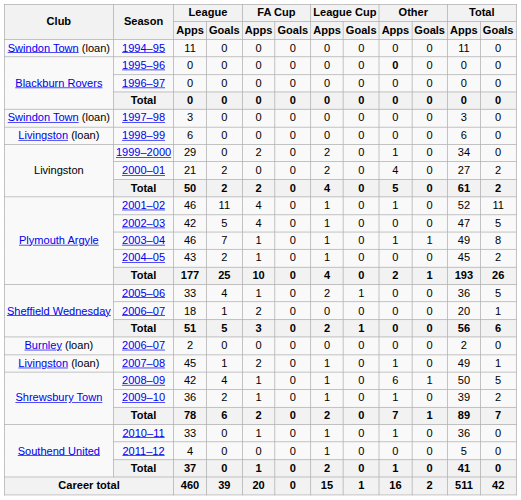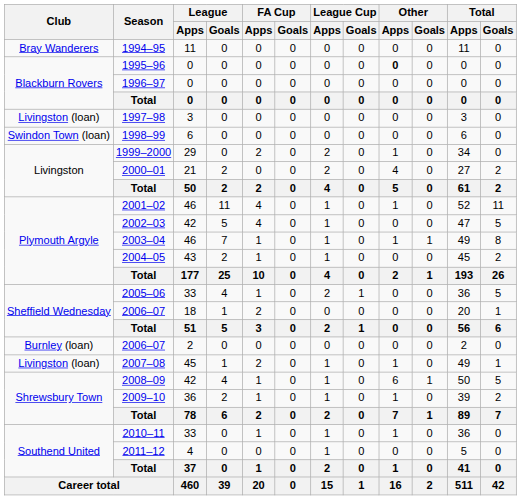(59, 48) Swindon Town (loan) -> (59, 48) Bray Wanderers
(59, 118) Swindon Town (loan) -> (59, 118) Livingston (loan)
(59, 135) Livingston (loan) -> (59, 135) Swindon Town (loan)
